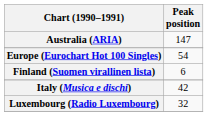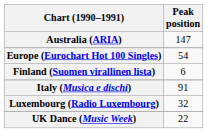(183, 87) 42 -> (183, 87) 91
+ row: (84, 119)
